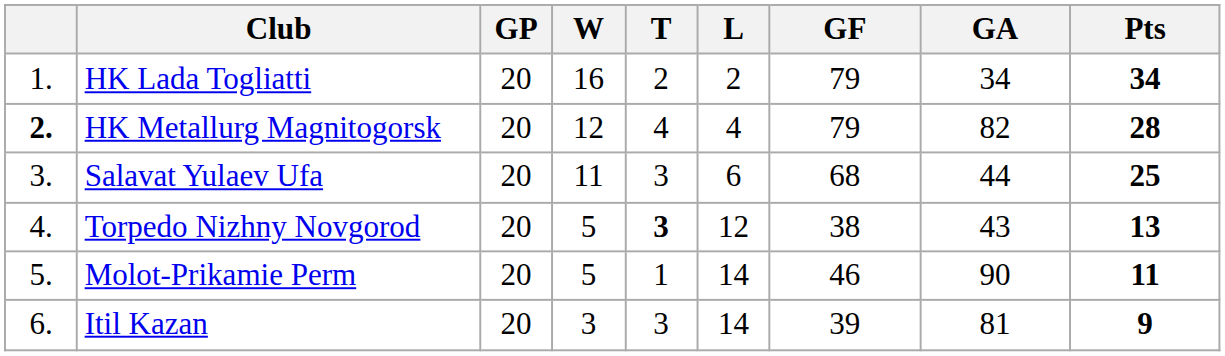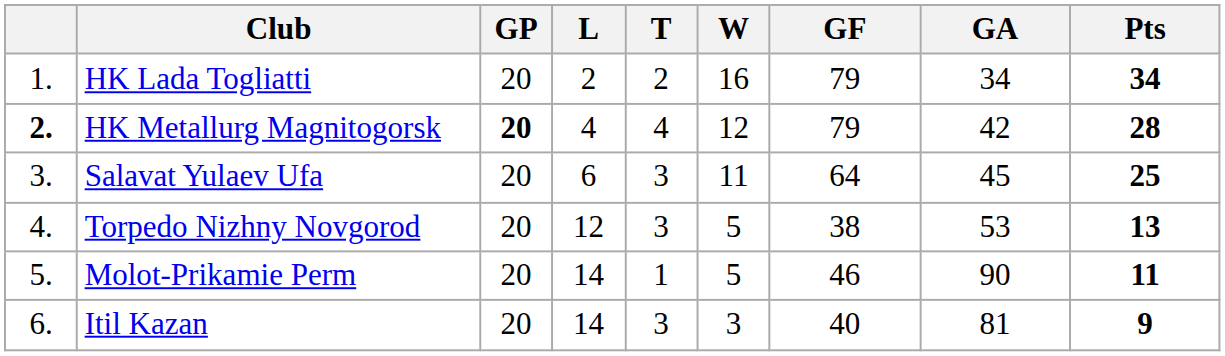columns swapped: (589, 29) <-> (734, 29)
(516, 127) normal -> (516, 127) bold
(995, 127) 82 -> (995, 127) 42
(845, 176) 68 -> (845, 176) 64
(995, 176) 44 -> (995, 176) 45
(661, 226) bold -> (661, 226) normal
(995, 226) 43 -> (995, 226) 53
(845, 324) 39 -> (845, 324) 40
